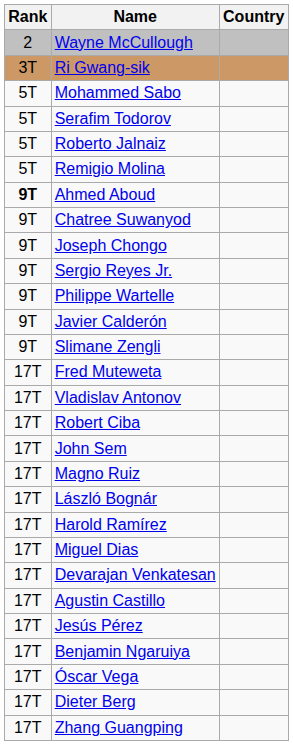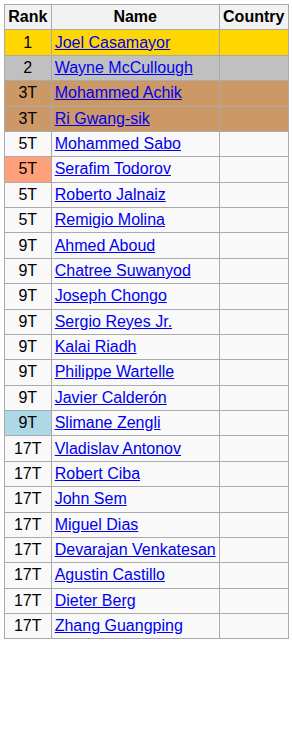+ row: (112, 42)
+ row: (118, 93)
(28, 118) no background -> (28, 169) lightsalmon background
(28, 194) bold -> (28, 245) normal
+ row: (96, 347)
(28, 347) no background -> (28, 423) lightblue background
- row: (108, 372)
- row: (97, 473)
- row: (106, 499)
- row: (111, 524)
- row: (99, 626)
- row: (122, 651)
- row: (96, 676)
